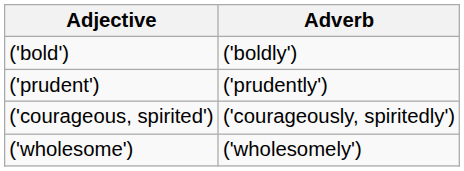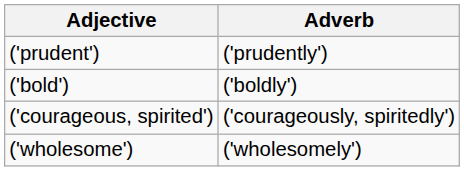rows swapped: (54, 85) <-> (39, 52)
